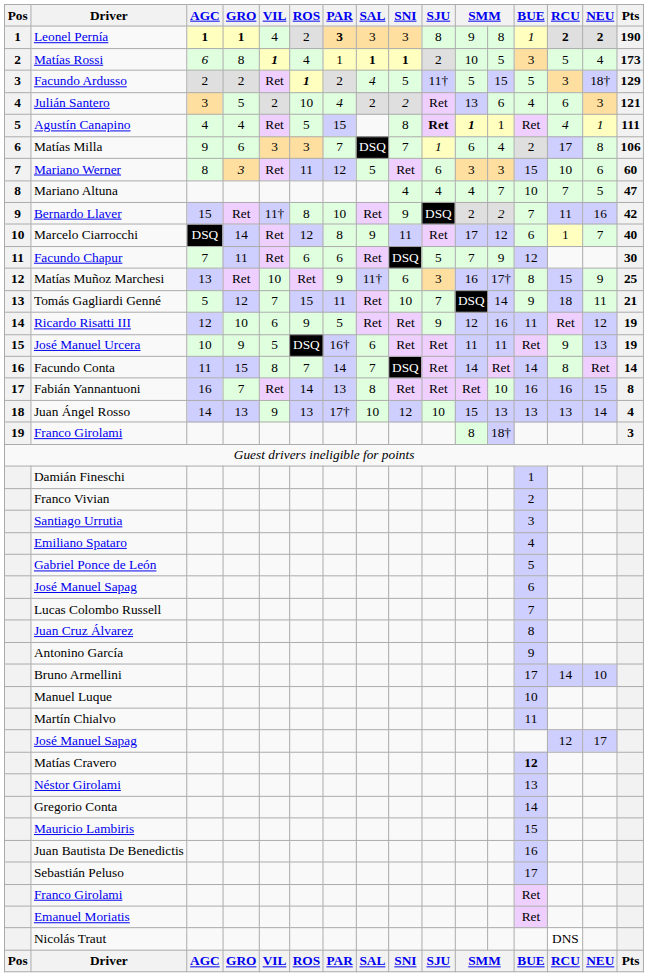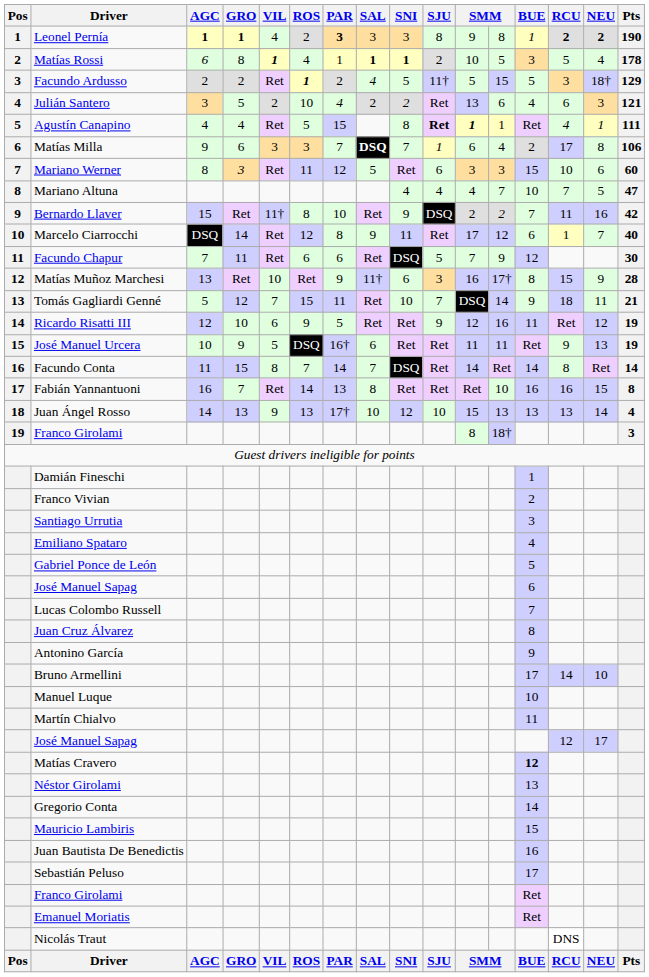(631, 59) 173 -> (631, 59) 178
(372, 147) normal -> (373, 147) bold
(631, 278) 25 -> (631, 278) 28
